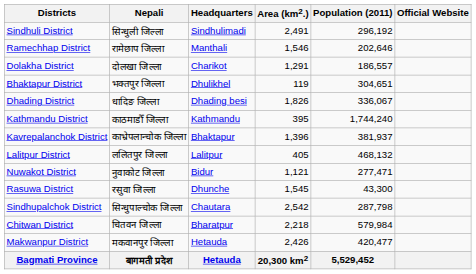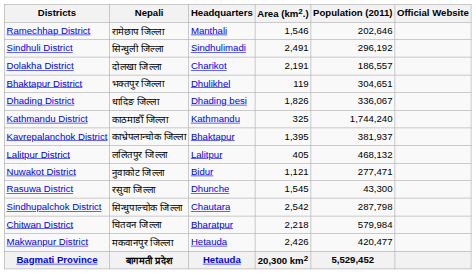rows swapped: (40, 31) <-> (48, 48)
(297, 66) 1,291 -> (297, 66) 2,191
(301, 119) 395 -> (301, 119) 325
(297, 136) 1,396 -> (297, 136) 1,395
